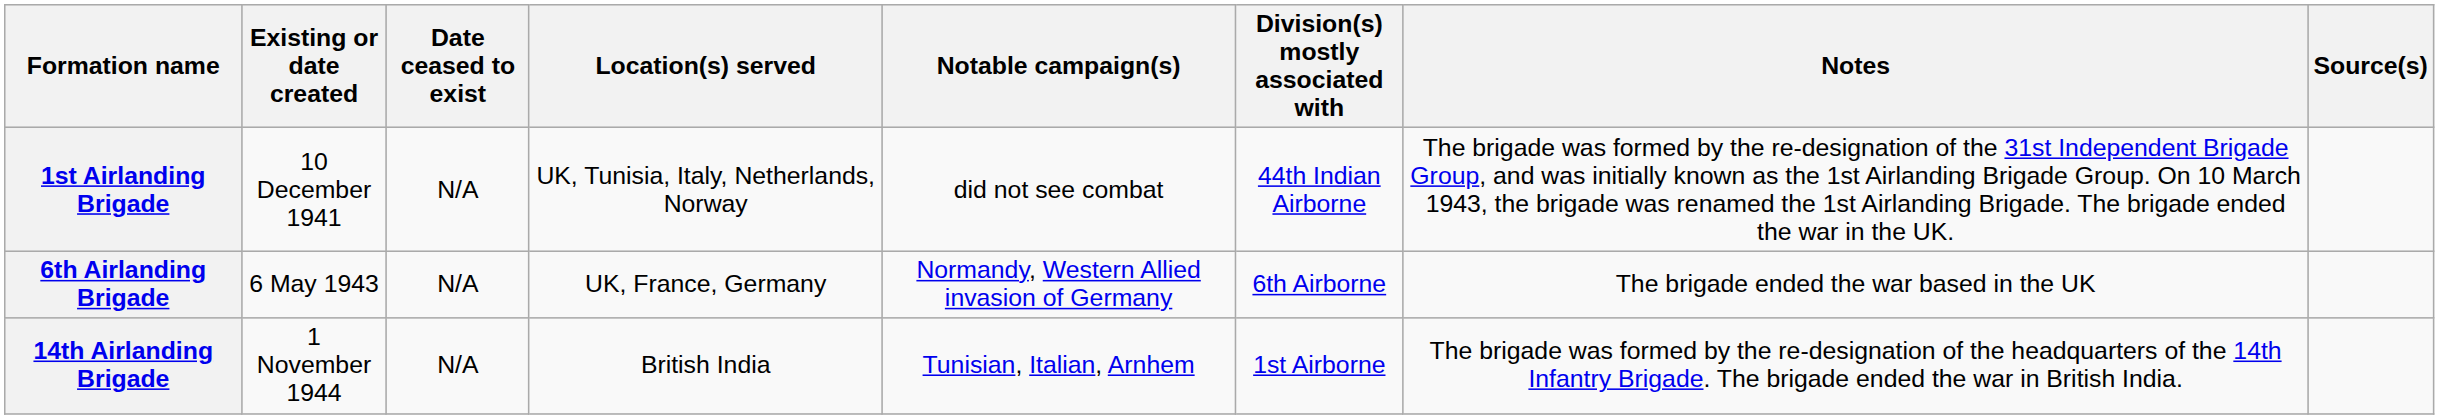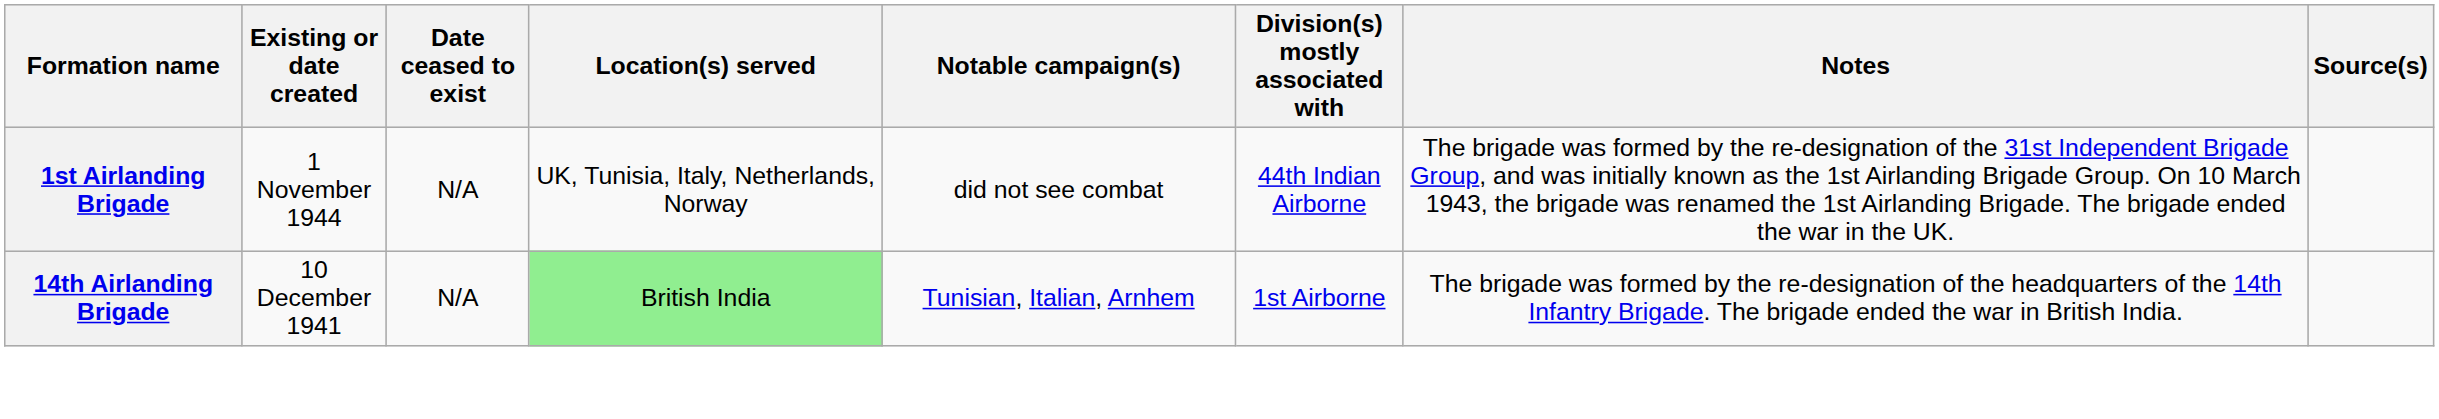(314, 189) 10 December 1941 -> (314, 189) 1 November 1944
- row: (123, 284)
(314, 365) 1 November 1944 -> (314, 298) 10 December 1941
(706, 365) no background -> (706, 298) lightgreen background
